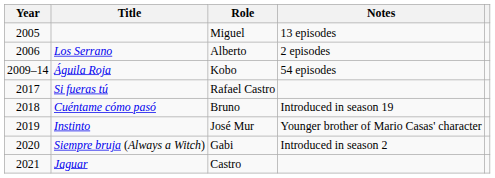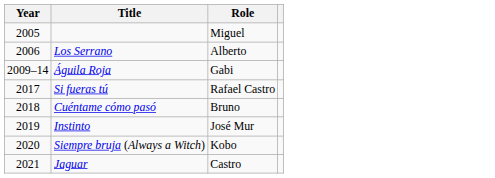- column: (381, 13)
(223, 70) Kobo -> (222, 70) Gabi
(222, 145) Gabi -> (223, 145) Kobo
